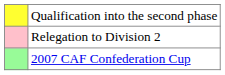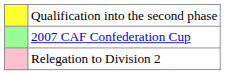rows swapped: (111, 58) <-> (96, 37)
